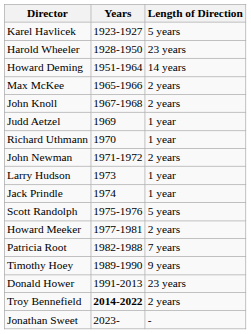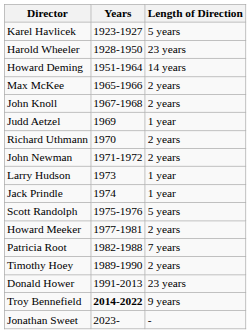(162, 139) 1 year -> (164, 139) 2 years
(164, 265) 9 years -> (164, 265) 2 years
(164, 301) 2 years -> (164, 301) 9 years
